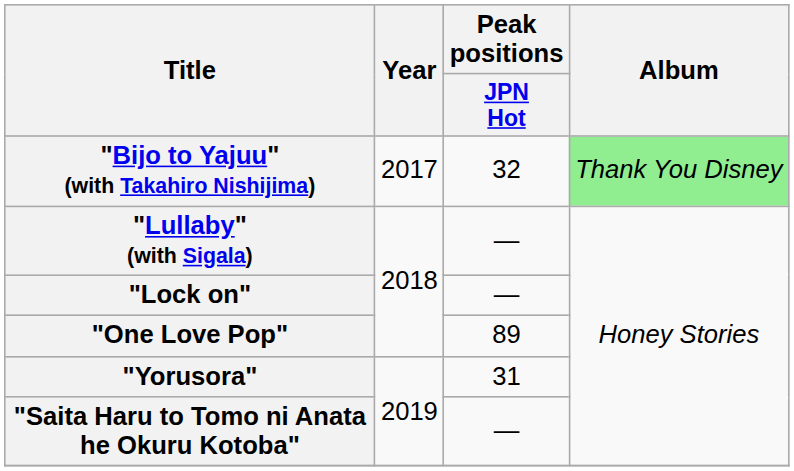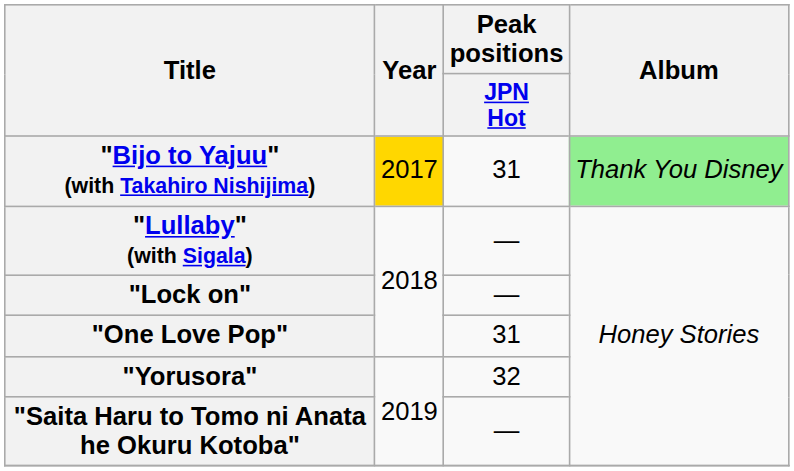(409, 170) no background -> (409, 170) gold background
(507, 170) 32 -> (507, 170) 31
(507, 335) 89 -> (507, 335) 31
(507, 376) 31 -> (507, 376) 32
